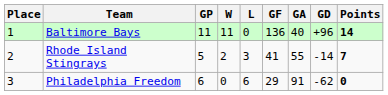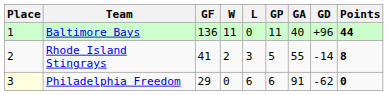columns swapped: (206, 14) <-> (275, 14)
(347, 32) 14 -> (347, 32) 44
(343, 56) 7 -> (343, 56) 8
(10, 81) no background -> (10, 81) lightyellow background
